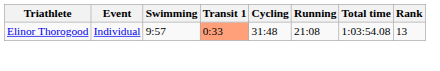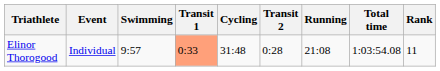+ column: (281, 19)
(402, 31) 13 -> (412, 50) 11
